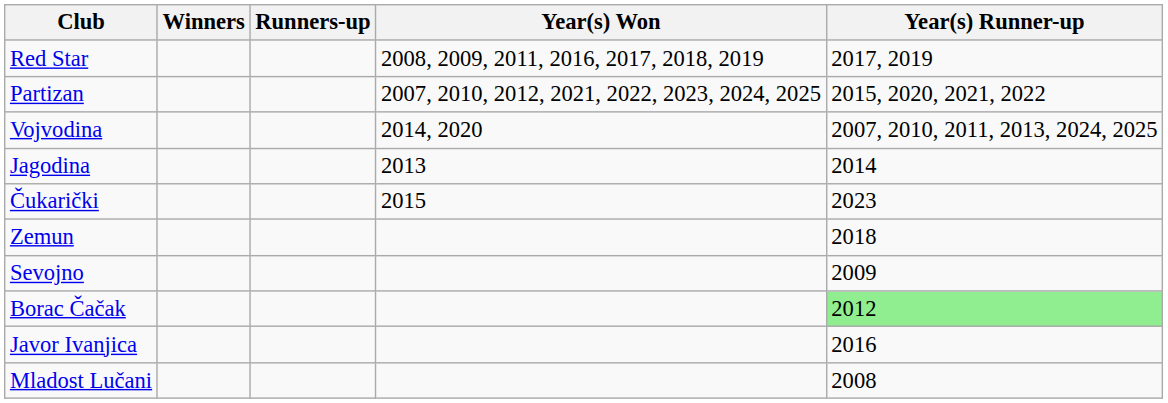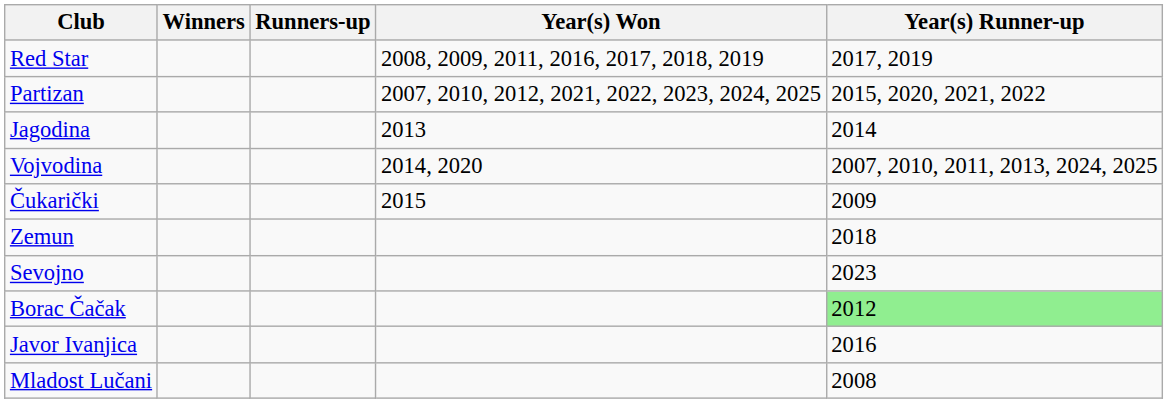rows swapped: (56, 129) <-> (50, 165)
(854, 201) 2023 -> (854, 201) 2009
(854, 272) 2009 -> (854, 272) 2023
